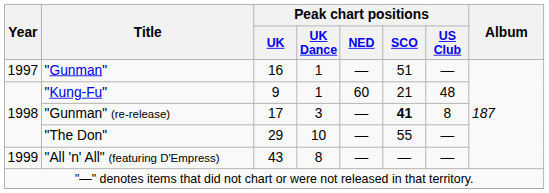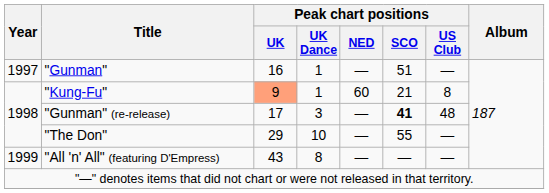(276, 92) no background -> (276, 92) lightsalmon background
(447, 92) 48 -> (447, 92) 8
(447, 114) 8 -> (447, 114) 48
